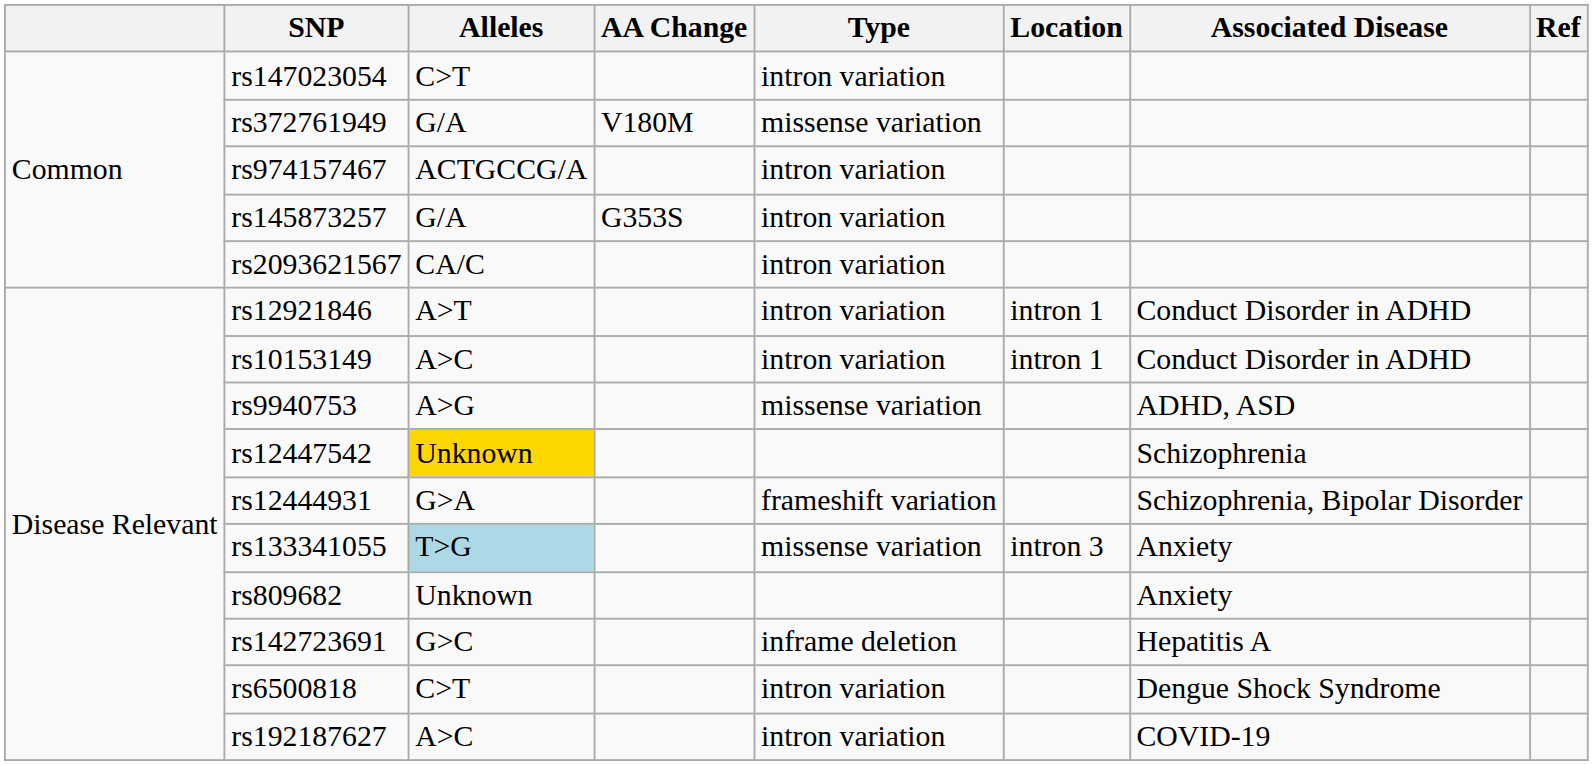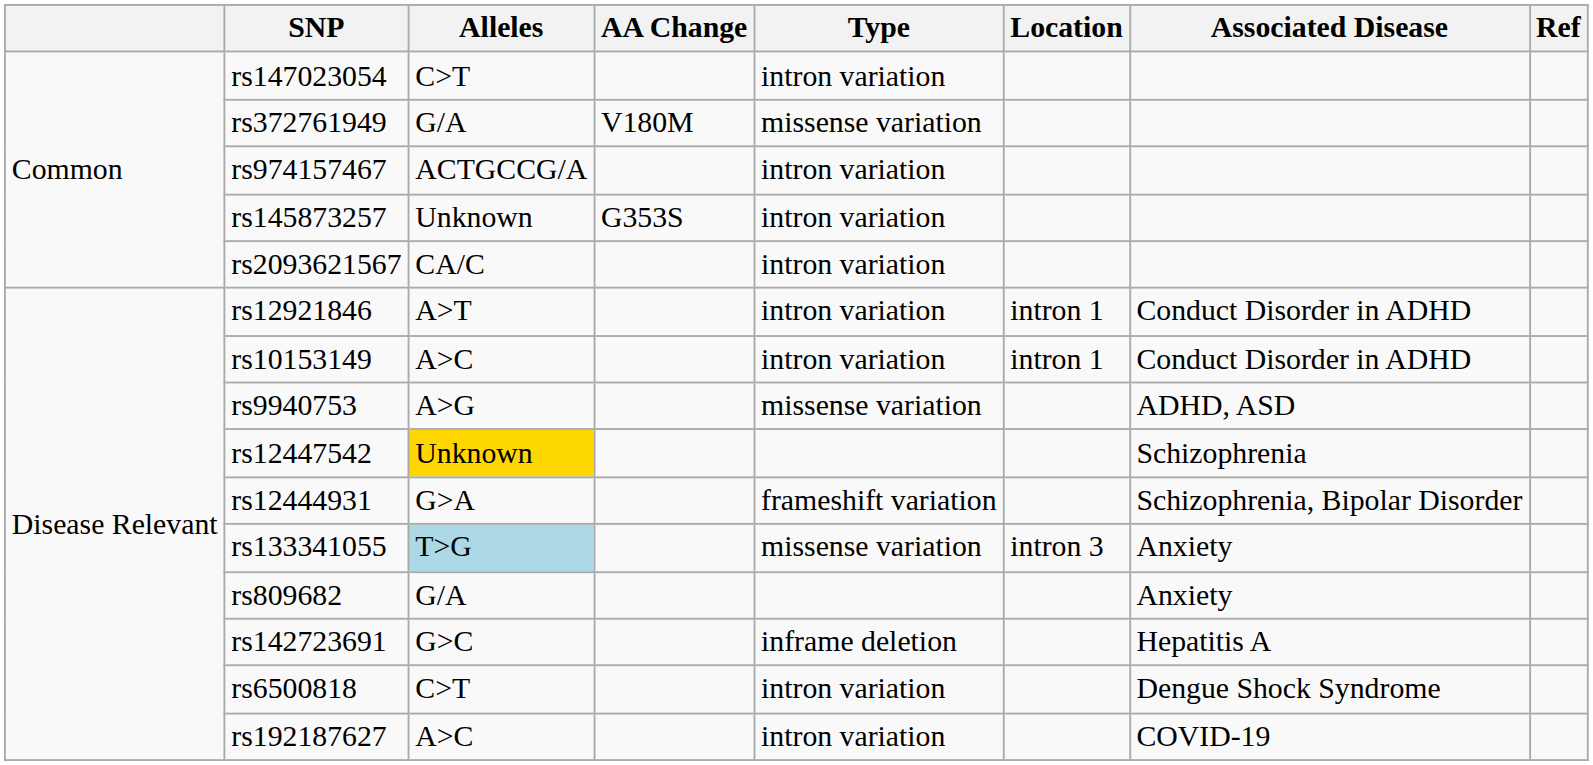(441, 216) G/A -> (474, 216) Unknown
(474, 594) Unknown -> (441, 594) G/A
